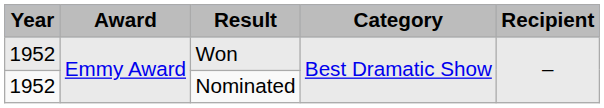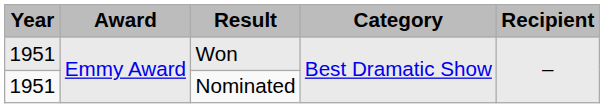(32, 53) 1952 -> (32, 53) 1951
(32, 86) 1952 -> (32, 86) 1951
